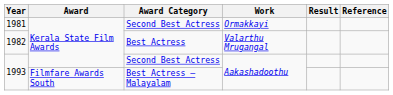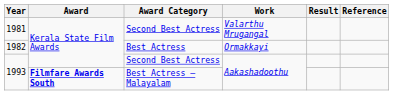(246, 24) Ormakkayi -> (246, 29) Valarthu Mrugangal
(246, 42) Valarthu Mrugangal -> (246, 47) Ormakkayi
(67, 79) normal -> (67, 79) bold
